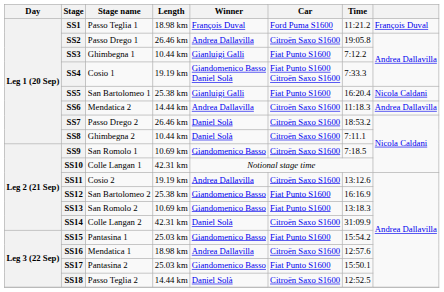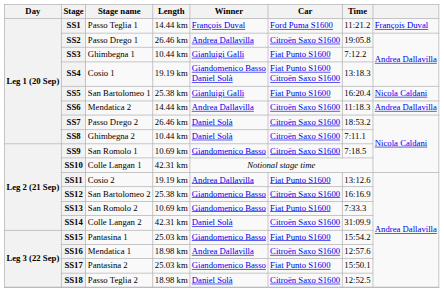(171, 25) 18.98 km -> (171, 25) 14.44 km
(355, 73) 7:33.3 -> (357, 73) 13:18.3
(305, 179) Citroën Saxo S1600 -> (300, 179) Fiat Punto S1600
(300, 193) Fiat Punto S1600 -> (305, 193) Citroën Saxo S1600
(357, 208) 13:18.3 -> (355, 208) 7:33.3
(171, 279) 14.44 km -> (171, 279) 18.98 km
